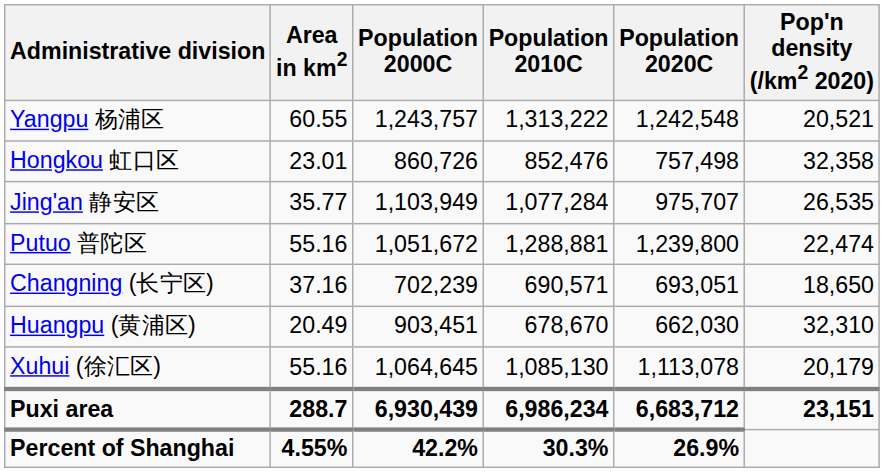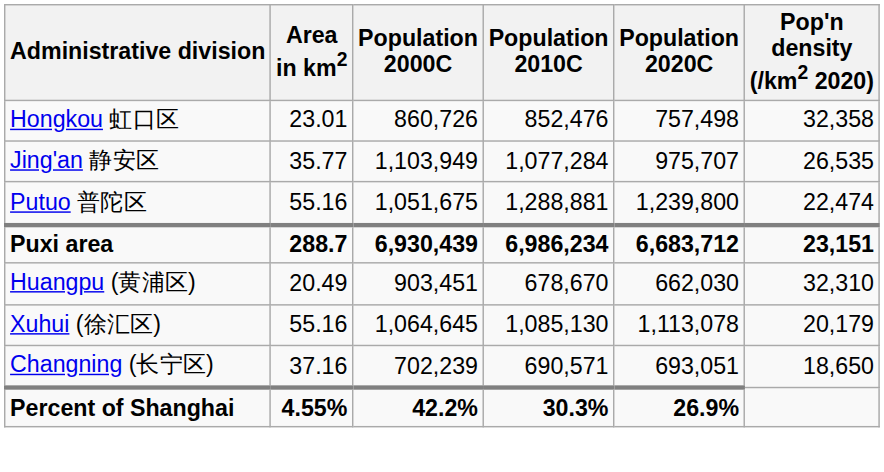- row: (87, 119)
(426, 243) 1,051,672 -> (426, 202) 1,051,675
rows swapped: (112, 284) <-> (62, 409)
